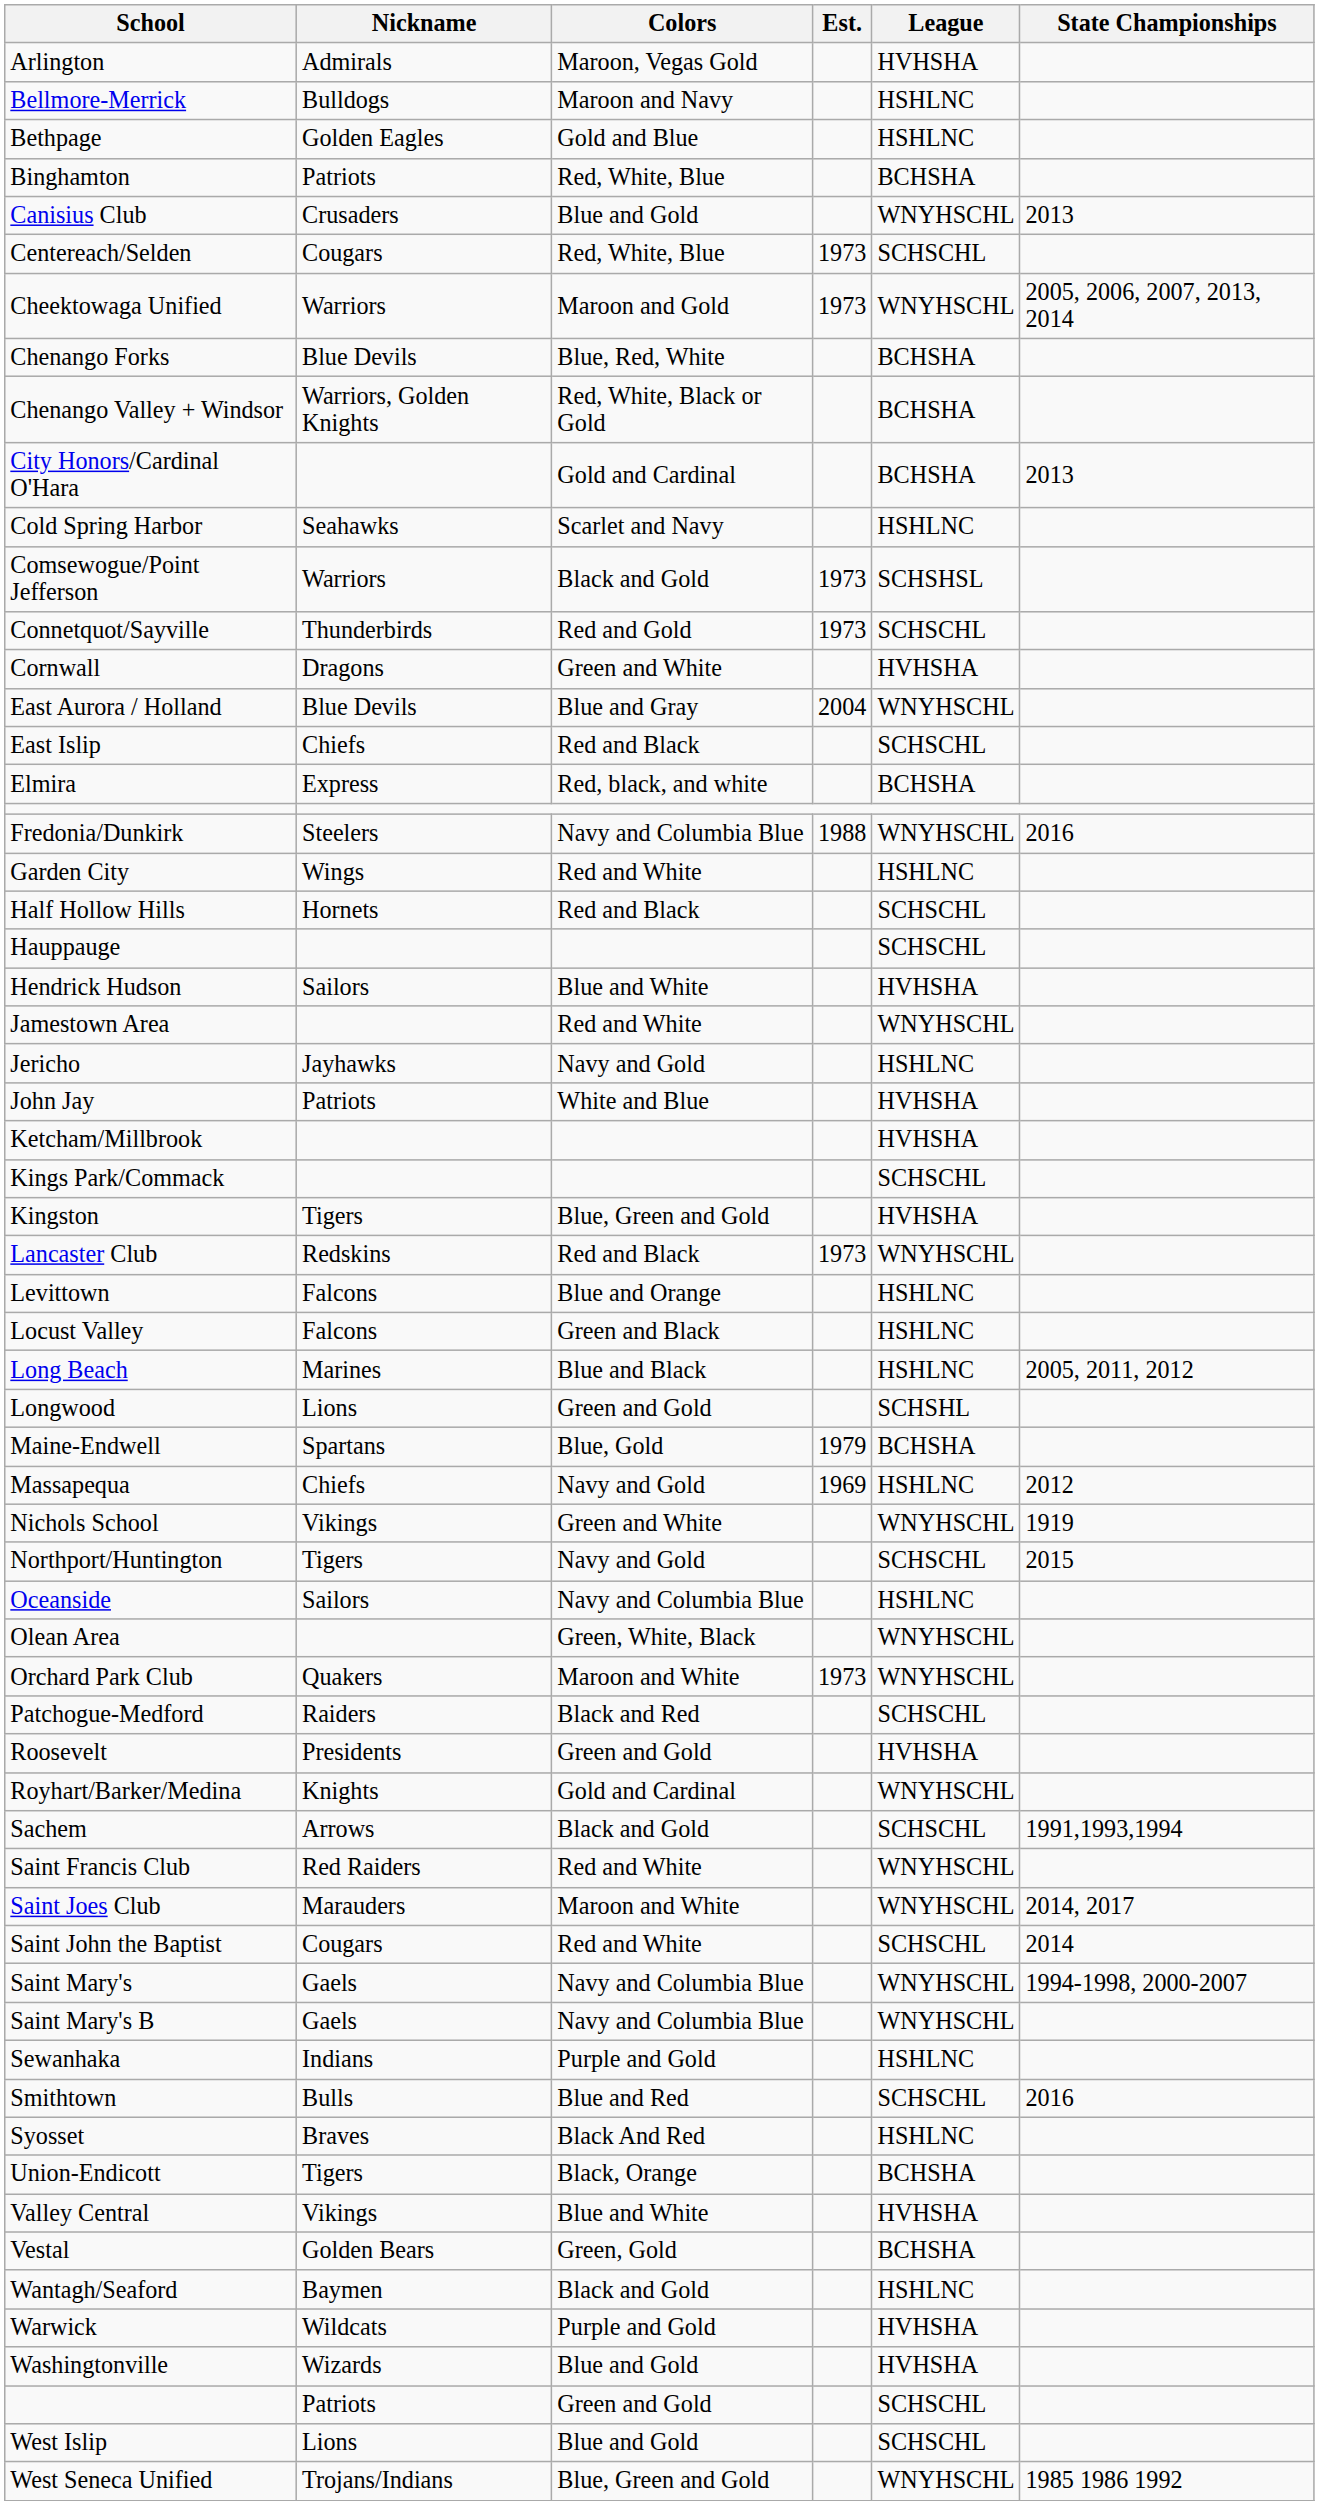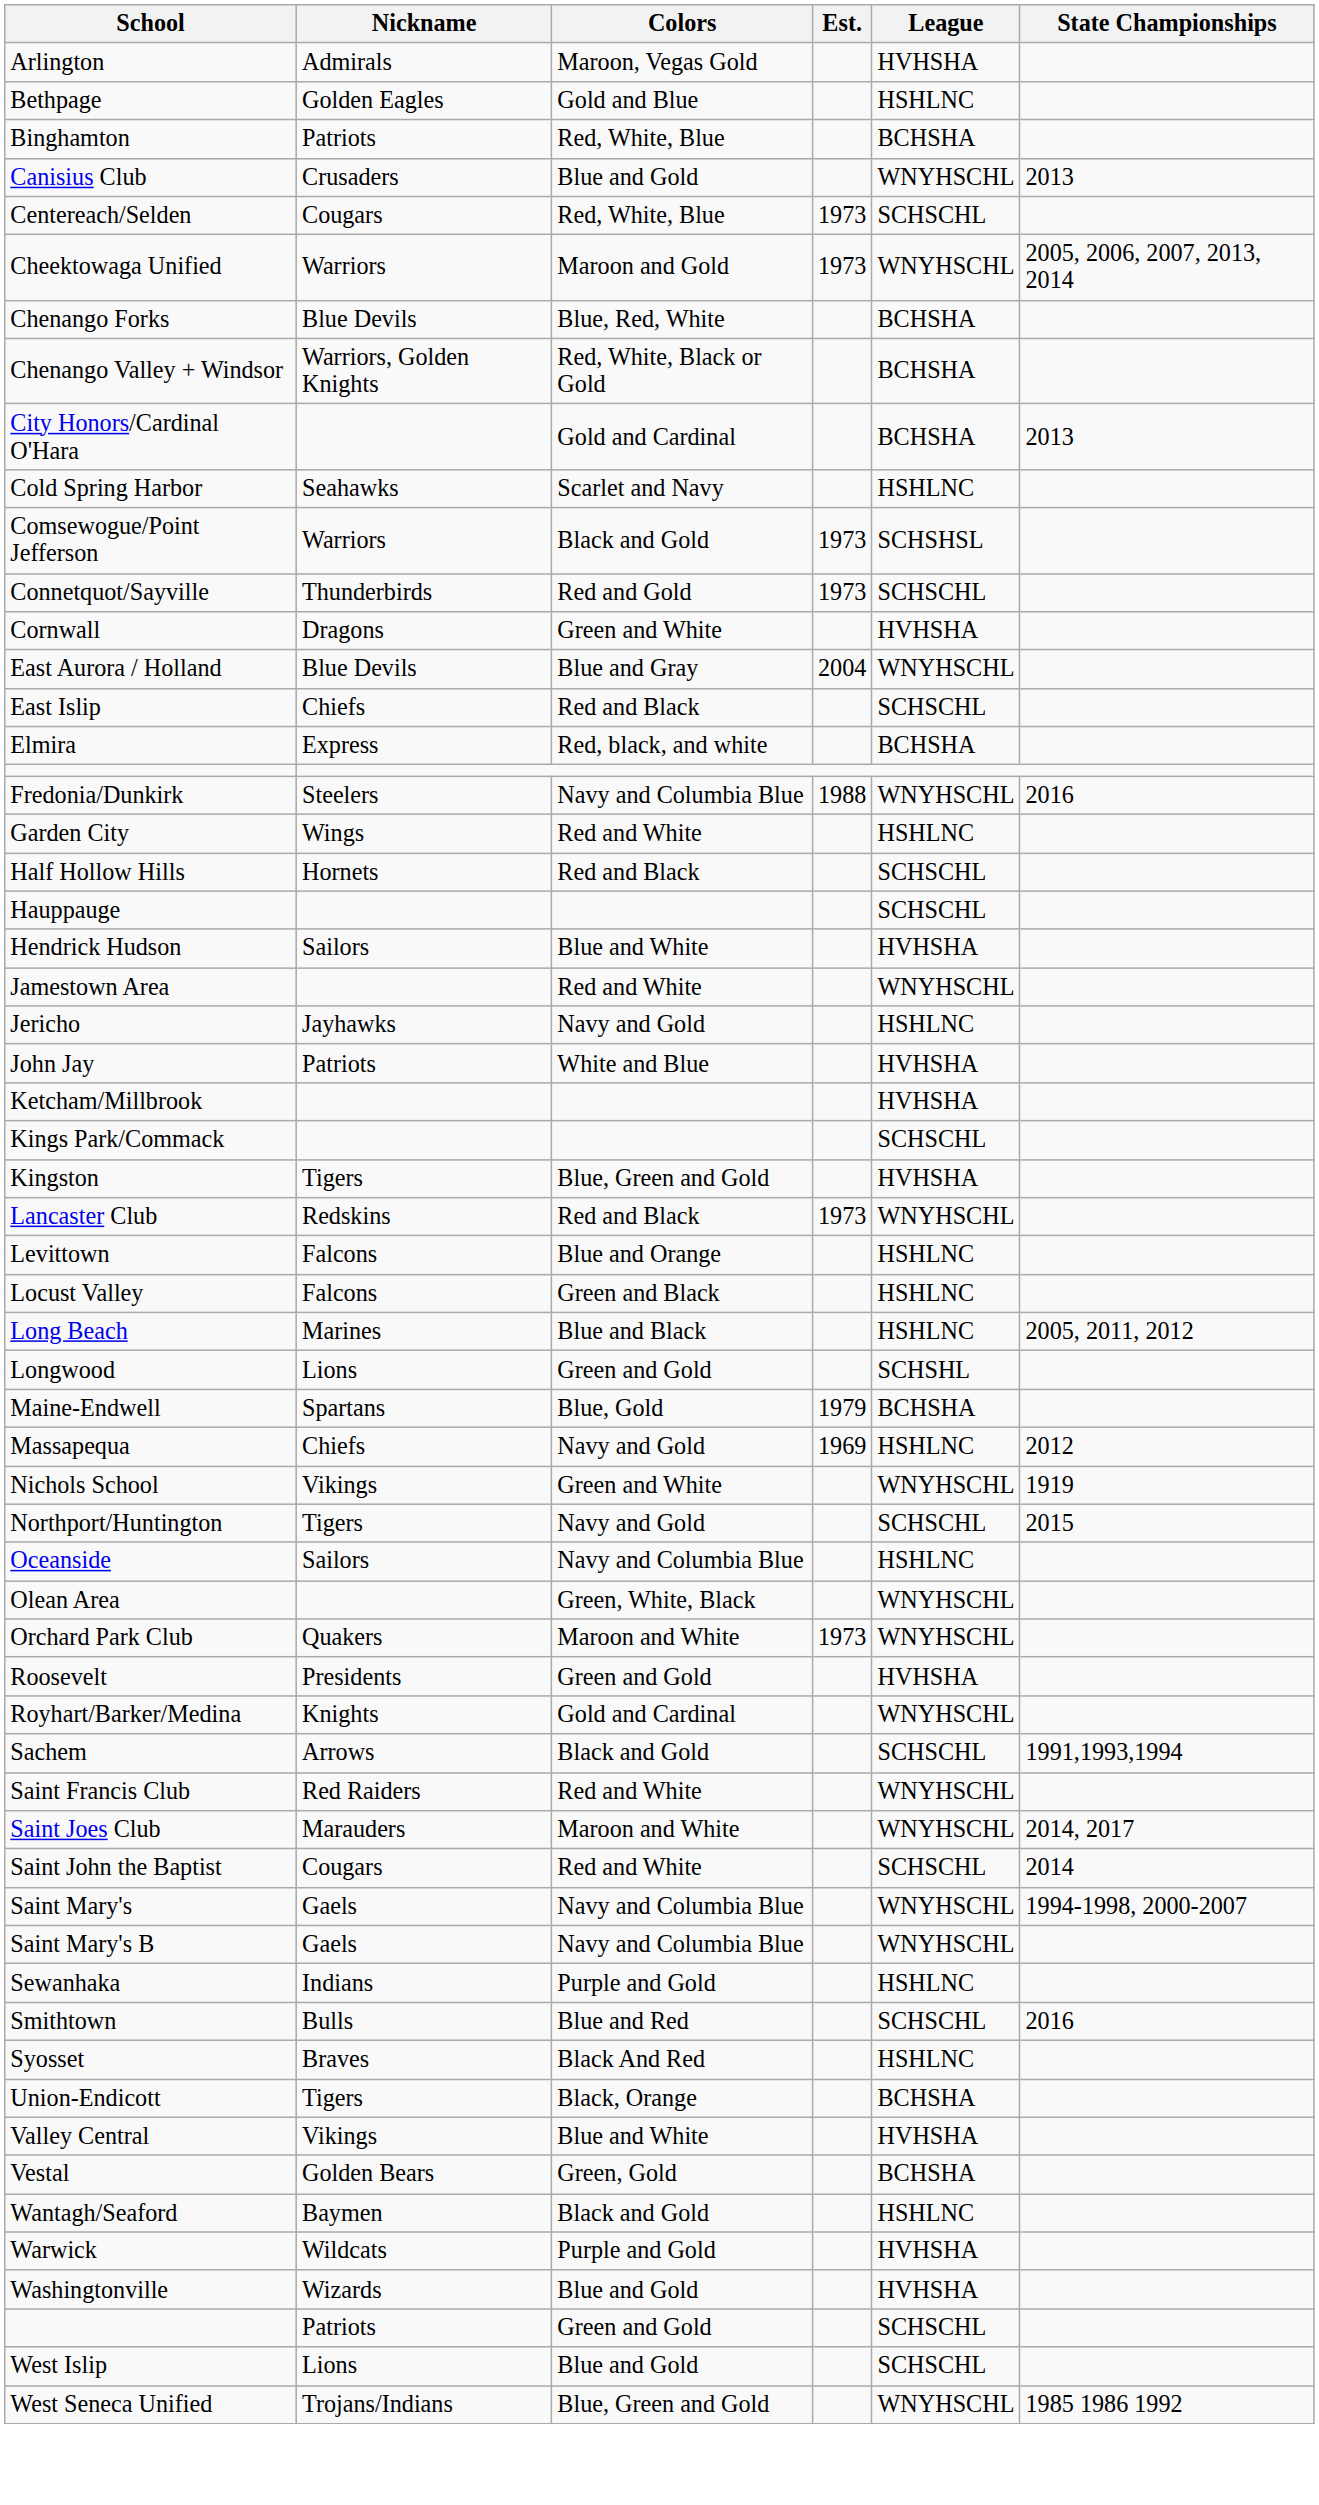- row: (98, 100)
- row: (107, 1714)
